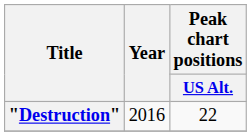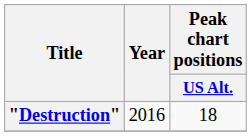(208, 116) 22 -> (208, 116) 18
